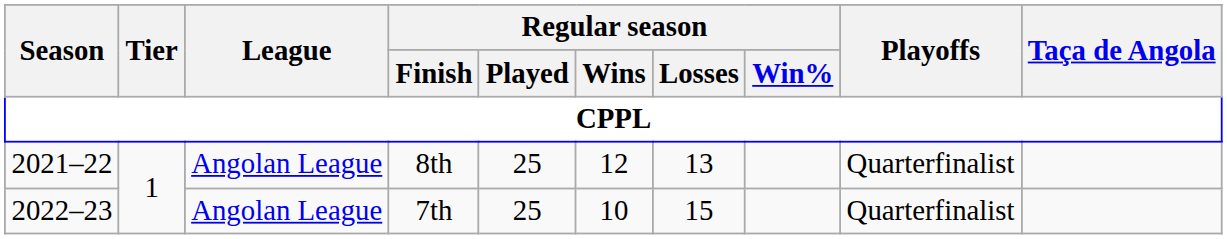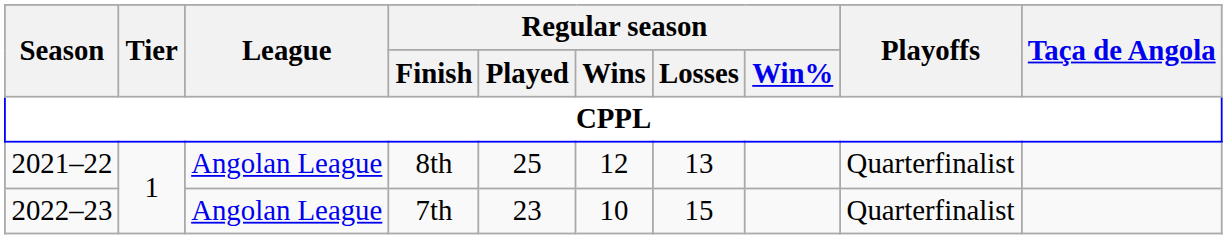(527, 210) 25 -> (527, 210) 23
